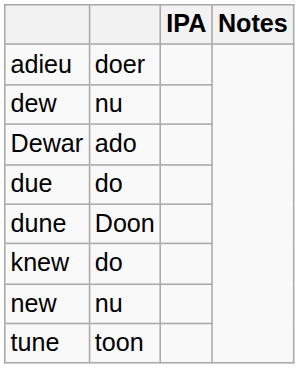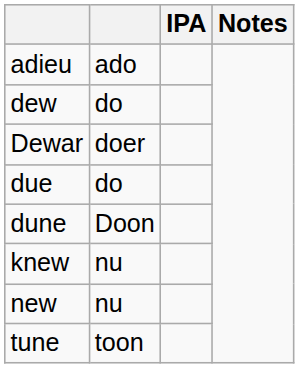(120, 64) doer -> (116, 64) ado
(109, 104) nu -> (109, 104) do
(116, 143) ado -> (120, 143) doer
(109, 263) do -> (109, 263) nu
